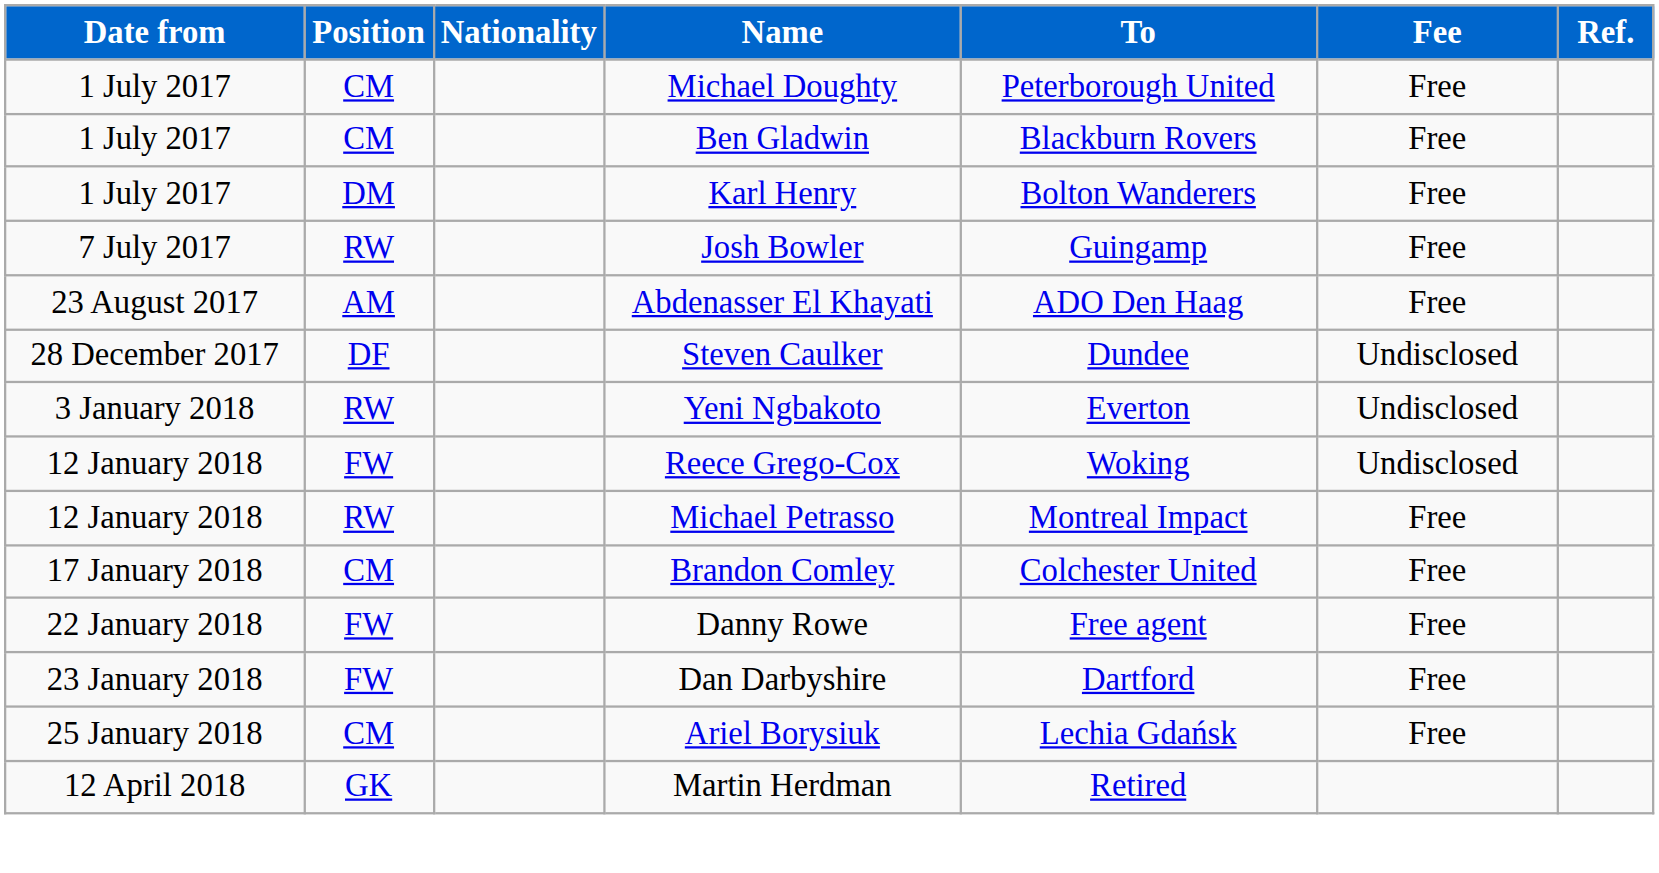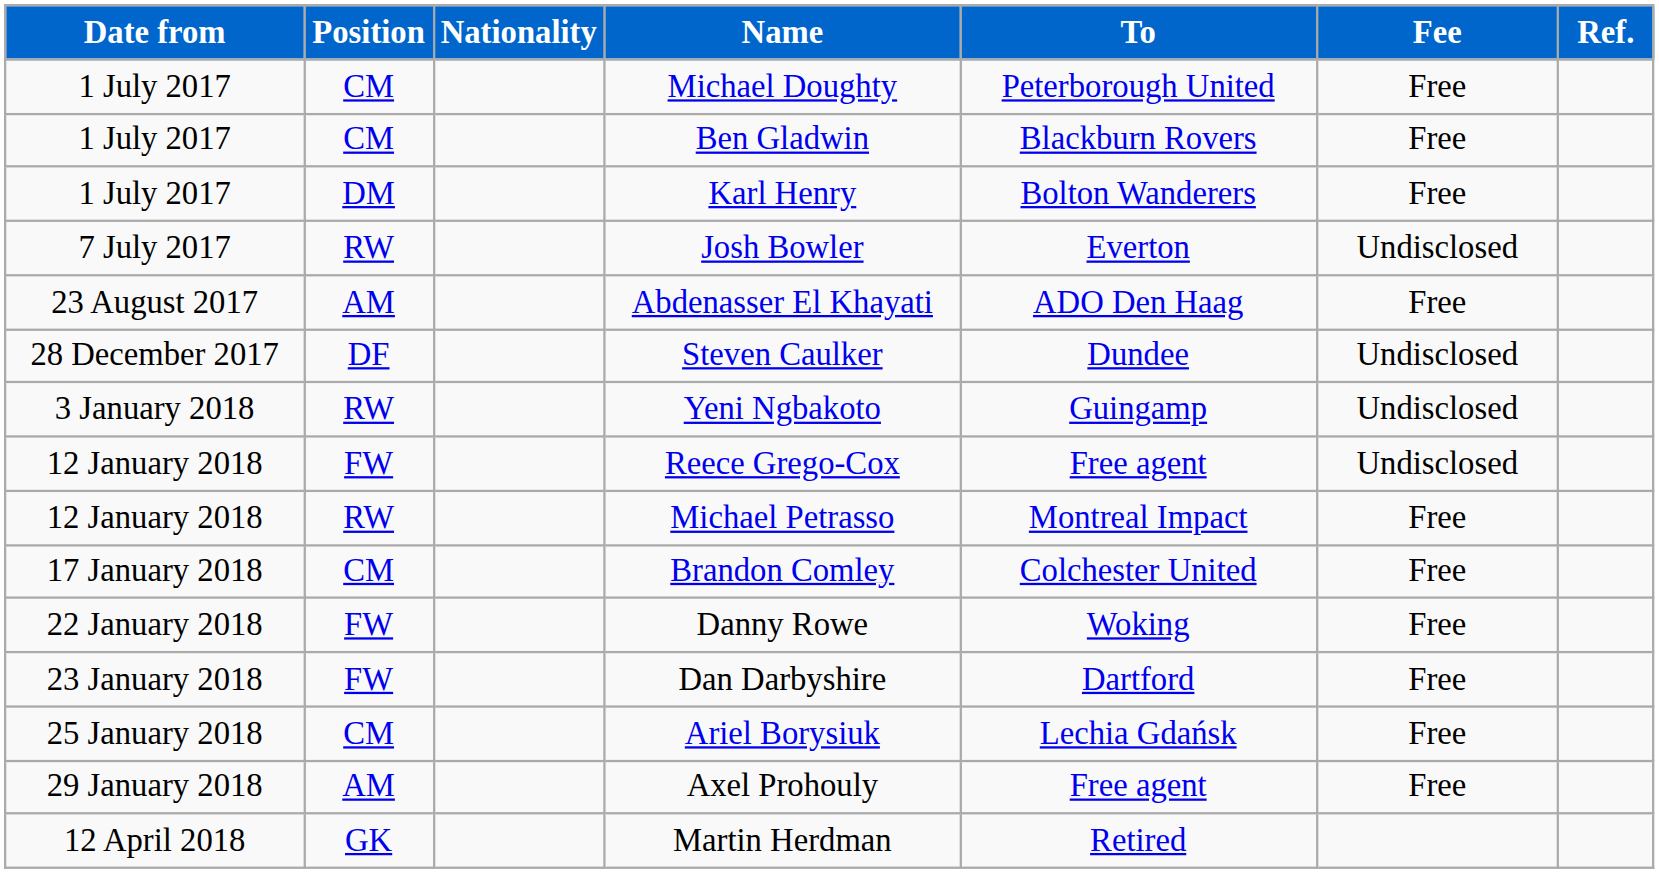(1138, 247) Guingamp -> (1138, 247) Everton
(1437, 247) Free -> (1437, 247) Undisclosed
(1138, 409) Everton -> (1138, 409) Guingamp
(1138, 463) Woking -> (1138, 463) Free agent
(1138, 624) Free agent -> (1138, 624) Woking
+ row: (782, 786)
